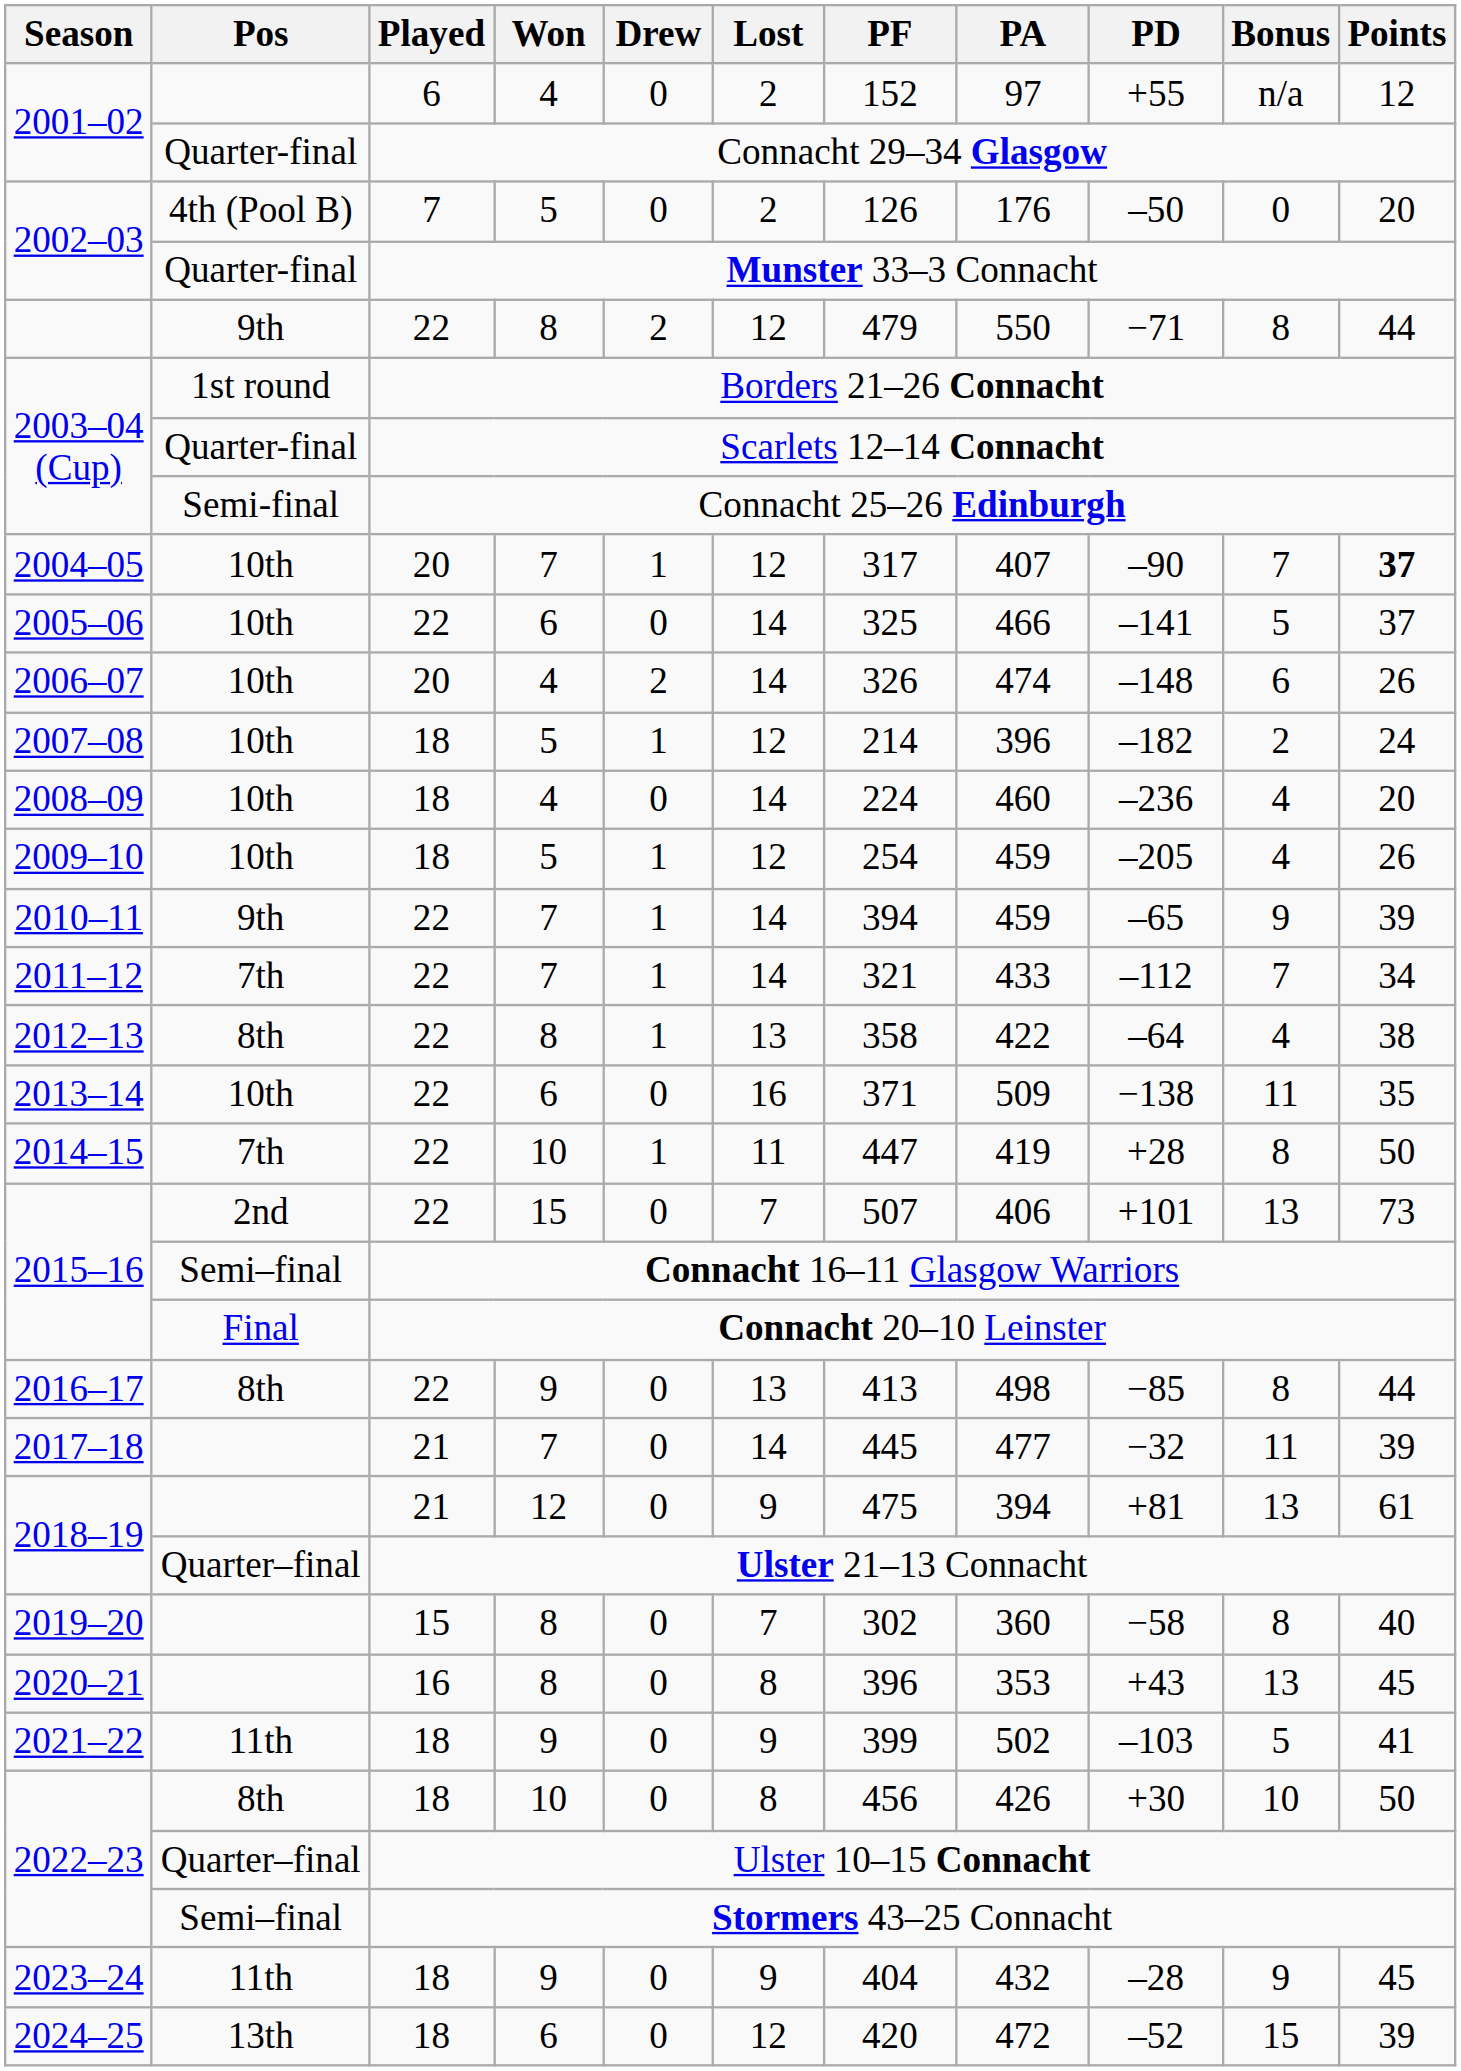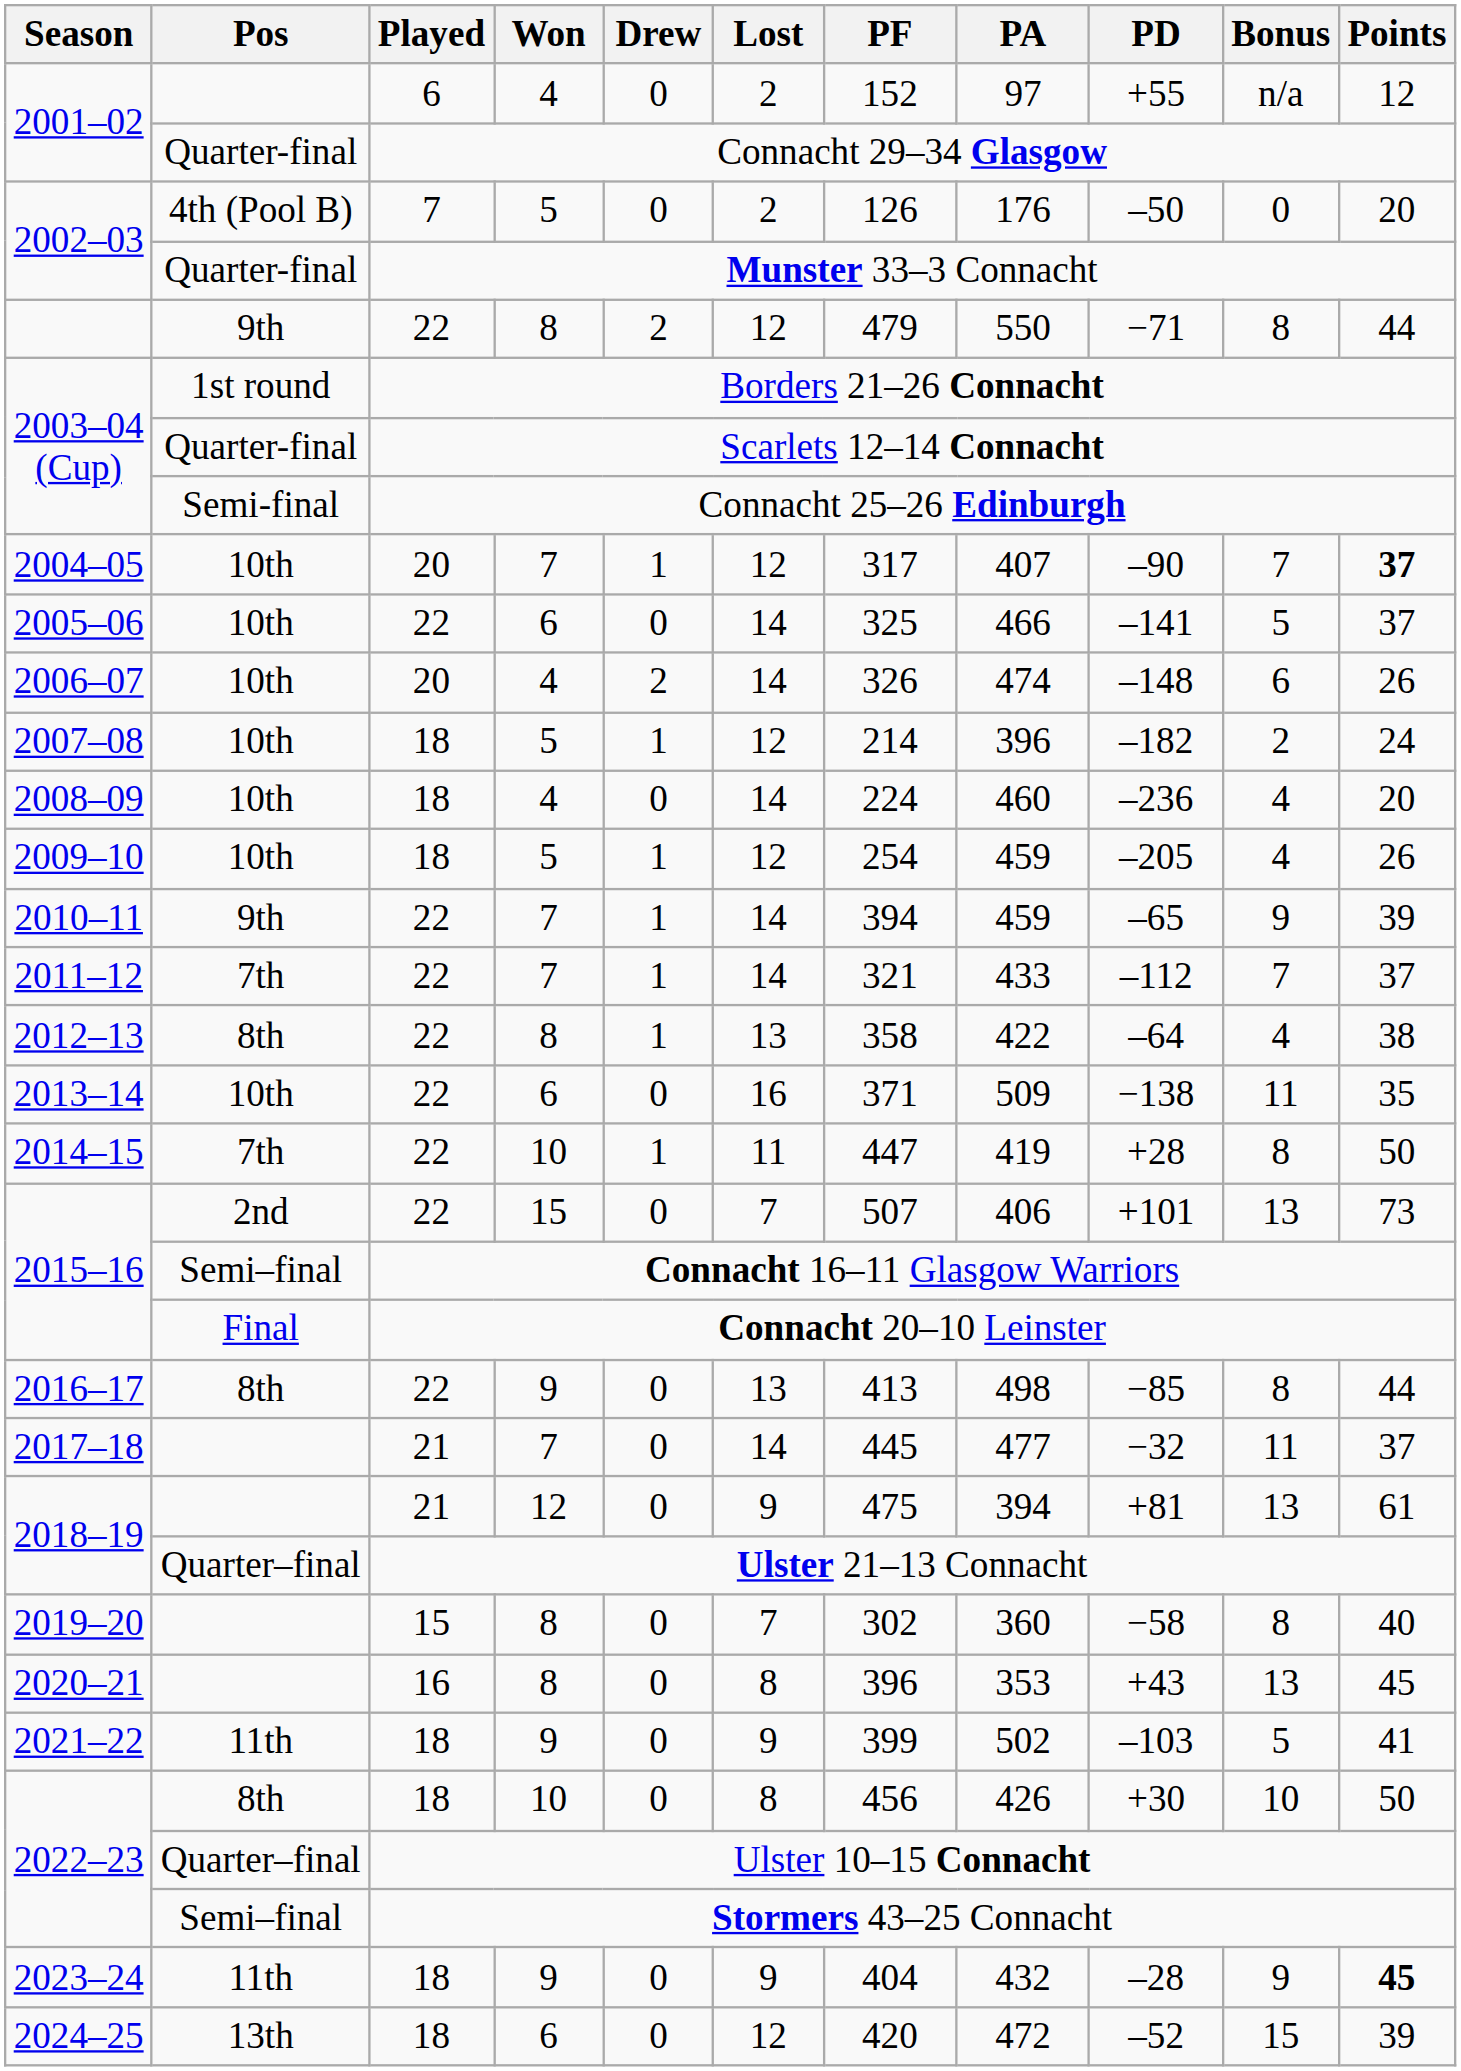(1397, 975) 34 -> (1397, 975) 37
(1397, 1446) 39 -> (1397, 1446) 37
(1397, 1976) normal -> (1397, 1976) bold
